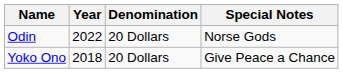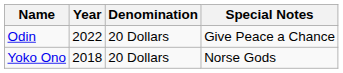(240, 36) Norse Gods -> (270, 36) Give Peace a Chance
(270, 57) Give Peace a Chance -> (240, 57) Norse Gods
